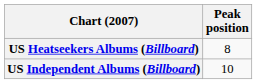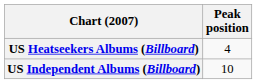(227, 48) 8 -> (227, 48) 4
